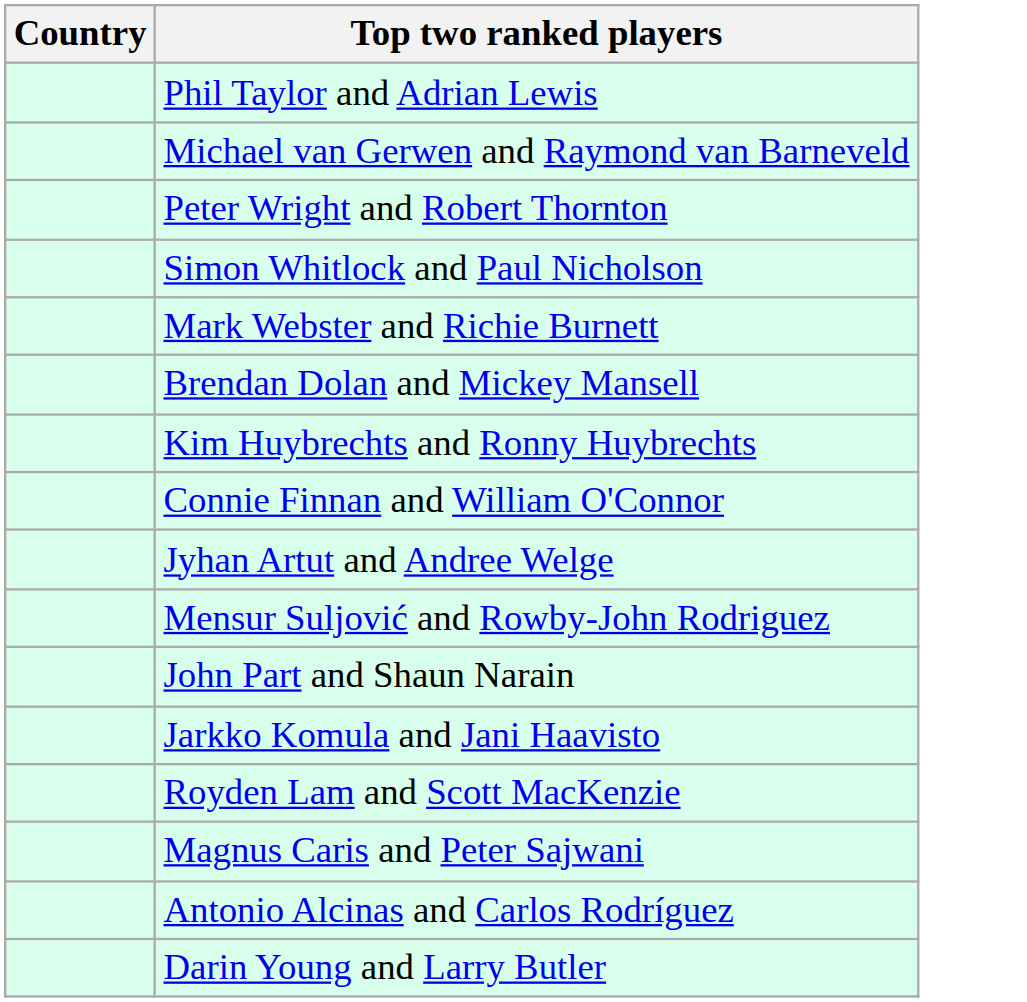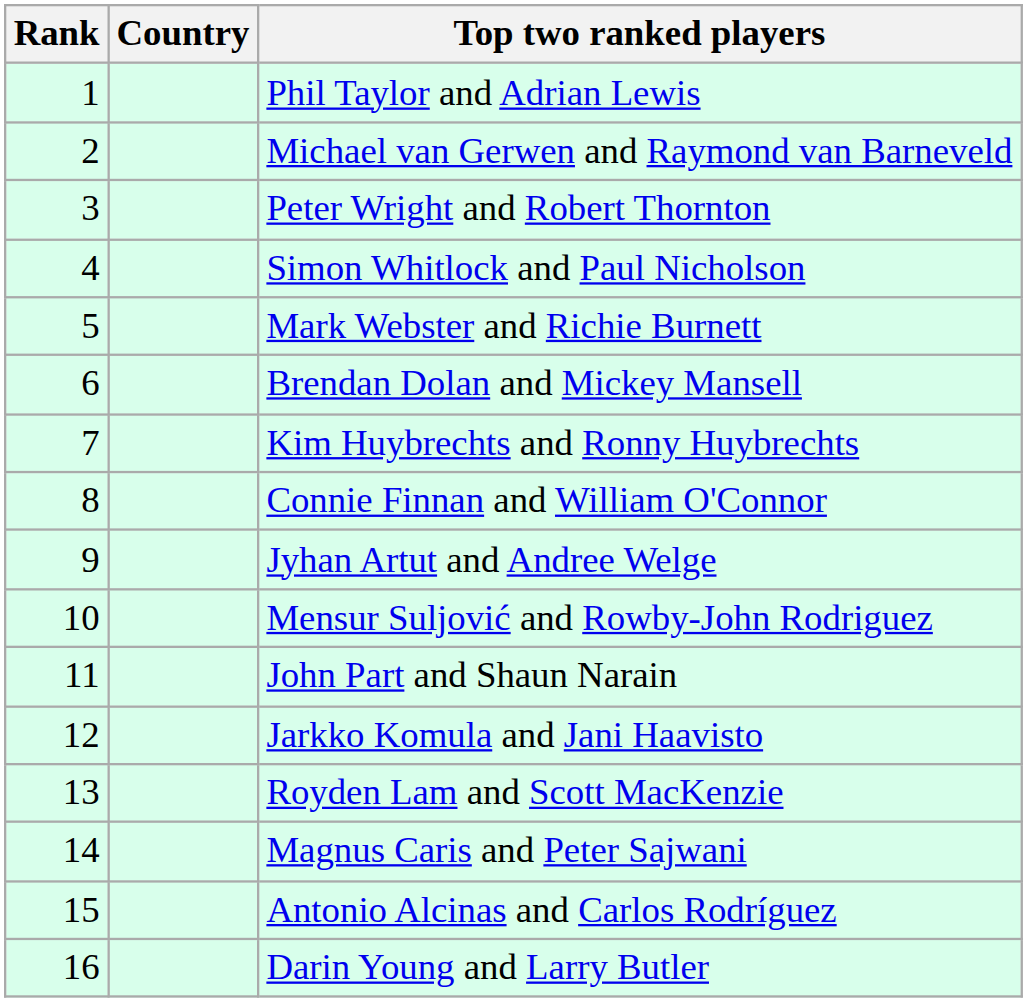+ column: (57, 33)
